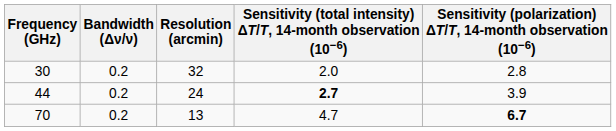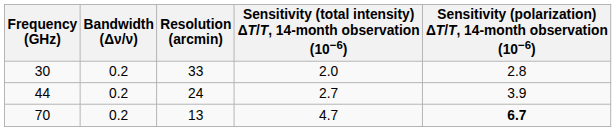(196, 71) 32 -> (196, 71) 33
(329, 93) bold -> (329, 93) normal
